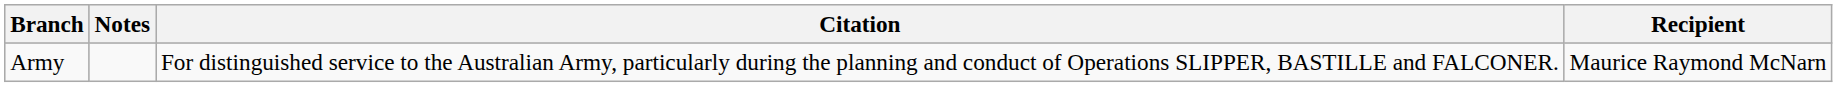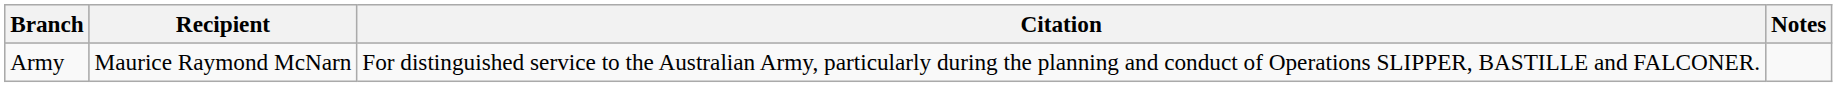columns swapped: (1698, 23) <-> (122, 23)
